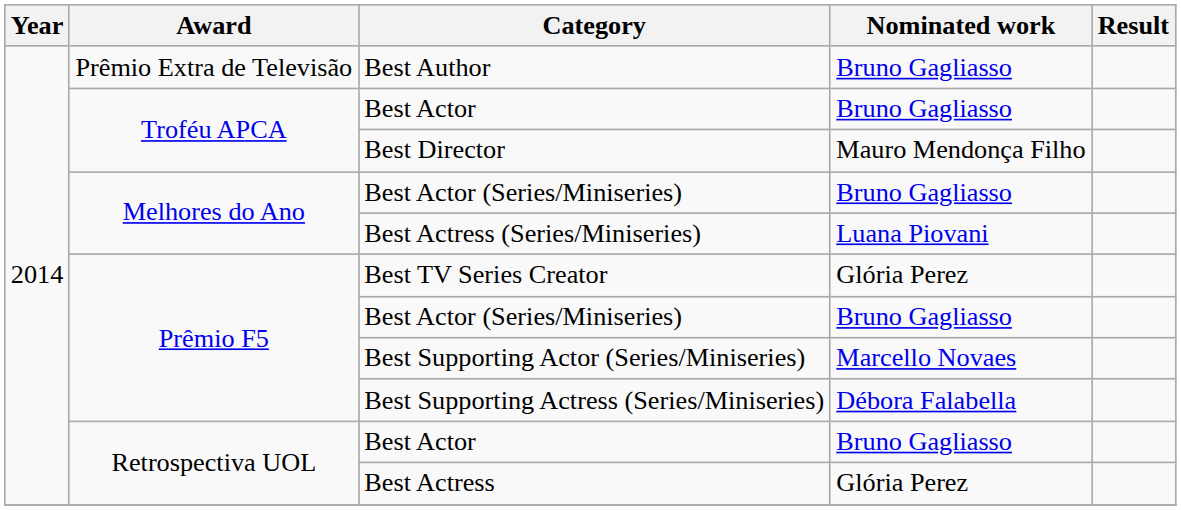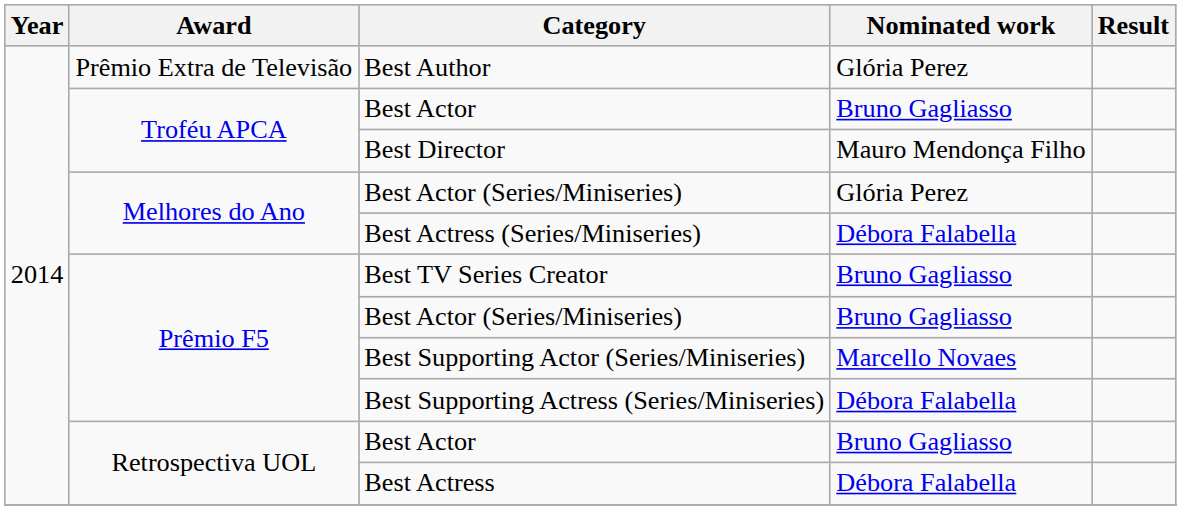(924, 66) Bruno Gagliasso -> (902, 66) Glória Perez
(924, 191) Bruno Gagliasso -> (902, 191) Glória Perez
(912, 233) Luana Piovani -> (926, 233) Débora Falabella
(902, 274) Glória Perez -> (924, 274) Bruno Gagliasso
(902, 483) Glória Perez -> (926, 483) Débora Falabella
